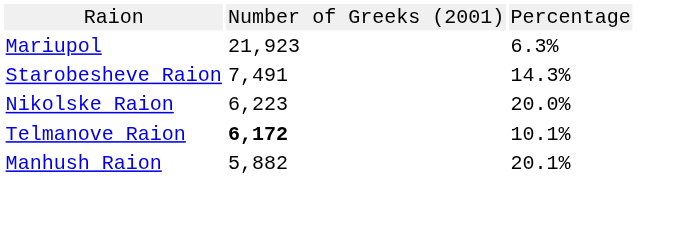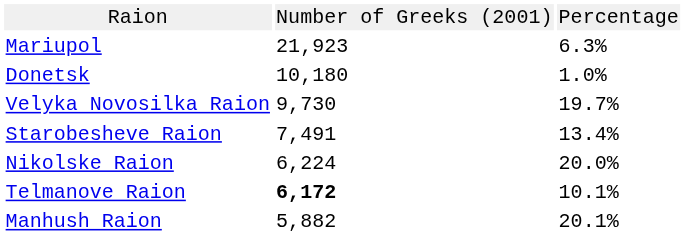+ row: (48, 76)
+ row: (138, 105)
(541, 76) 14.3% -> (589, 134) 13.4%
(258, 105) 6,223 -> (306, 163) 6,224
